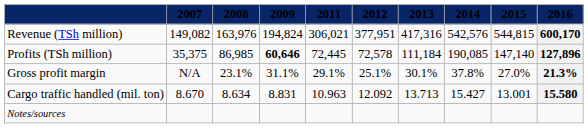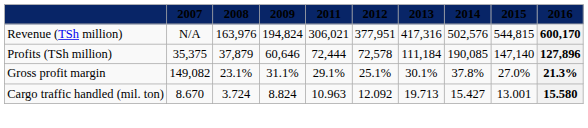(190, 34) 149,082 -> (190, 34) N/A
(468, 34) 542,576 -> (468, 34) 502,576
(236, 53) 86,985 -> (236, 53) 37,879
(282, 53) bold -> (282, 53) normal
(329, 53) 72,445 -> (329, 53) 72,444
(190, 73) N/A -> (190, 73) 149,082
(236, 93) 8.634 -> (236, 93) 3.724
(282, 93) 8.831 -> (282, 93) 8.824
(421, 93) 13.713 -> (421, 93) 19.713
- row: (36, 114)
